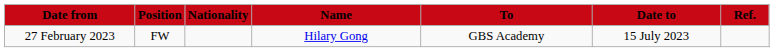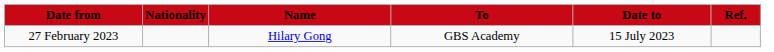- column: (160, 15)
